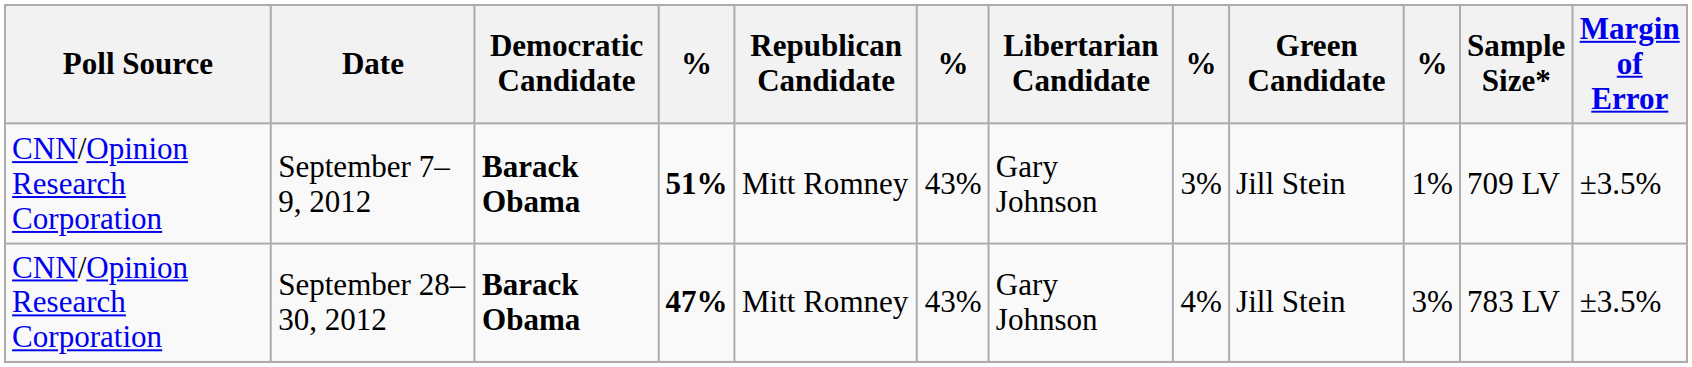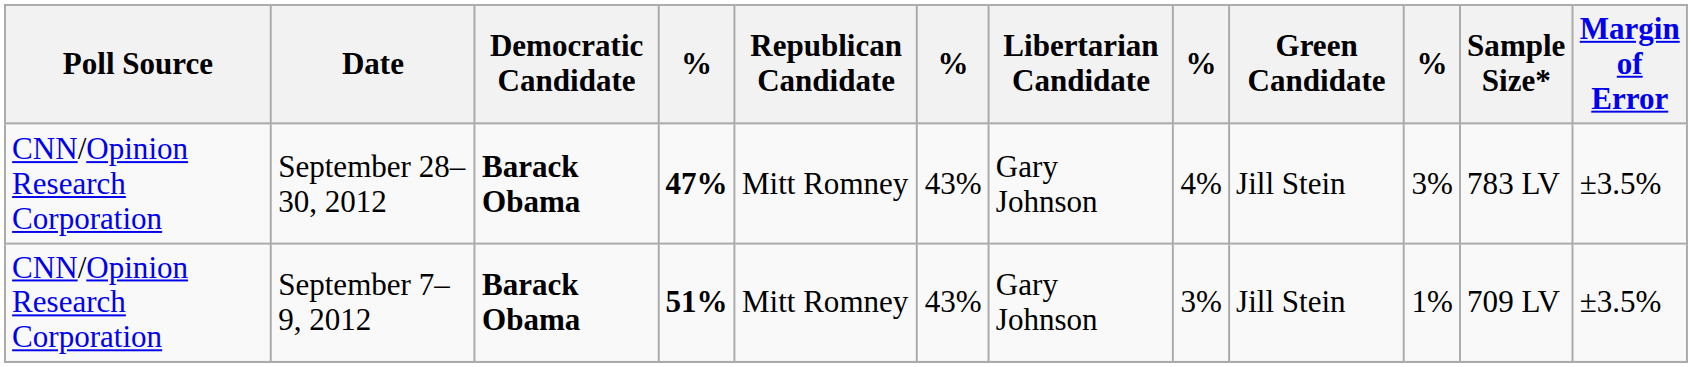rows swapped: (372, 302) <-> (364, 183)
